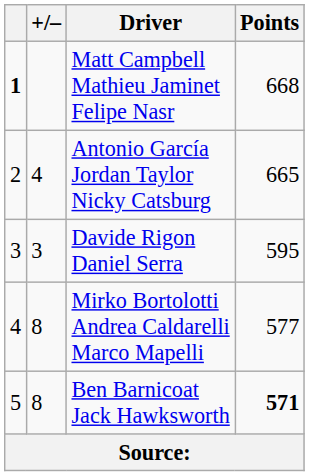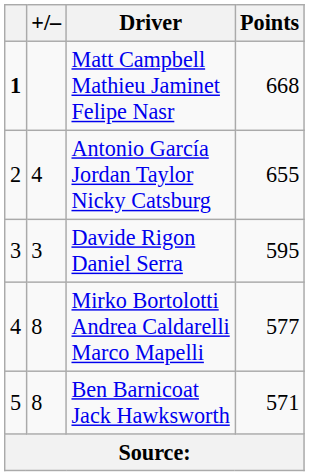(283, 175) 665 -> (283, 175) 655
(283, 403) bold -> (283, 403) normal
